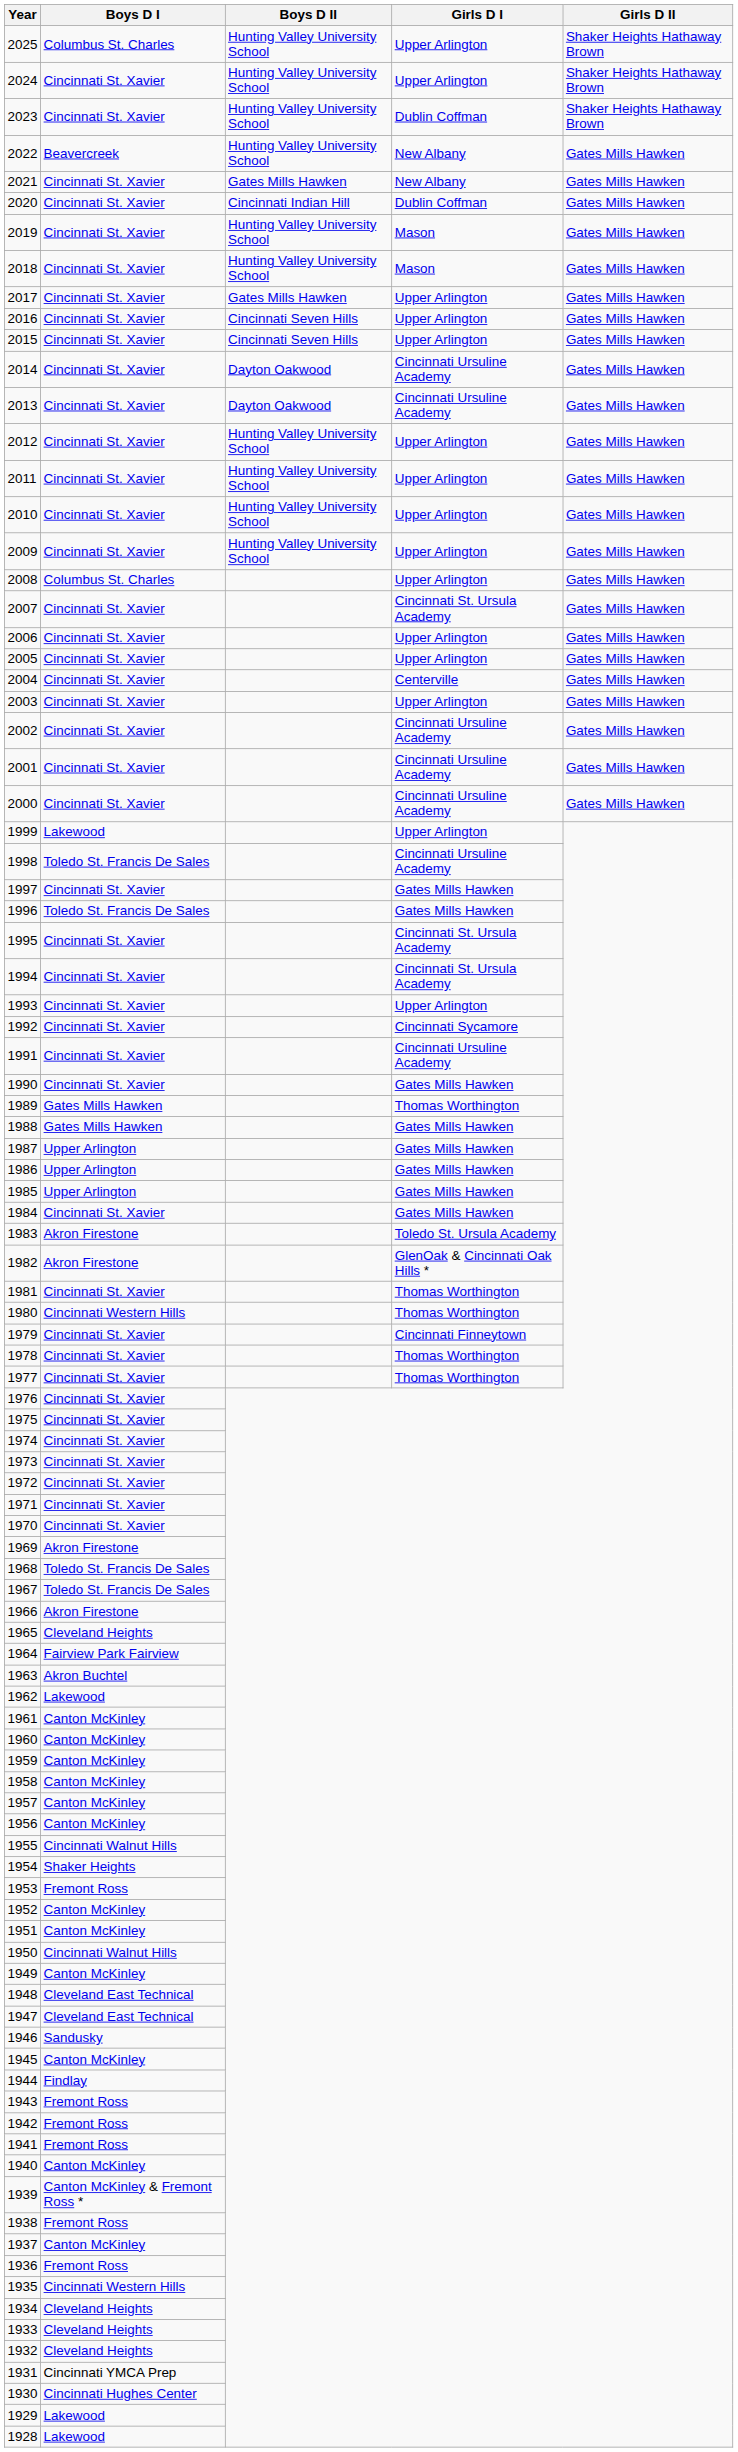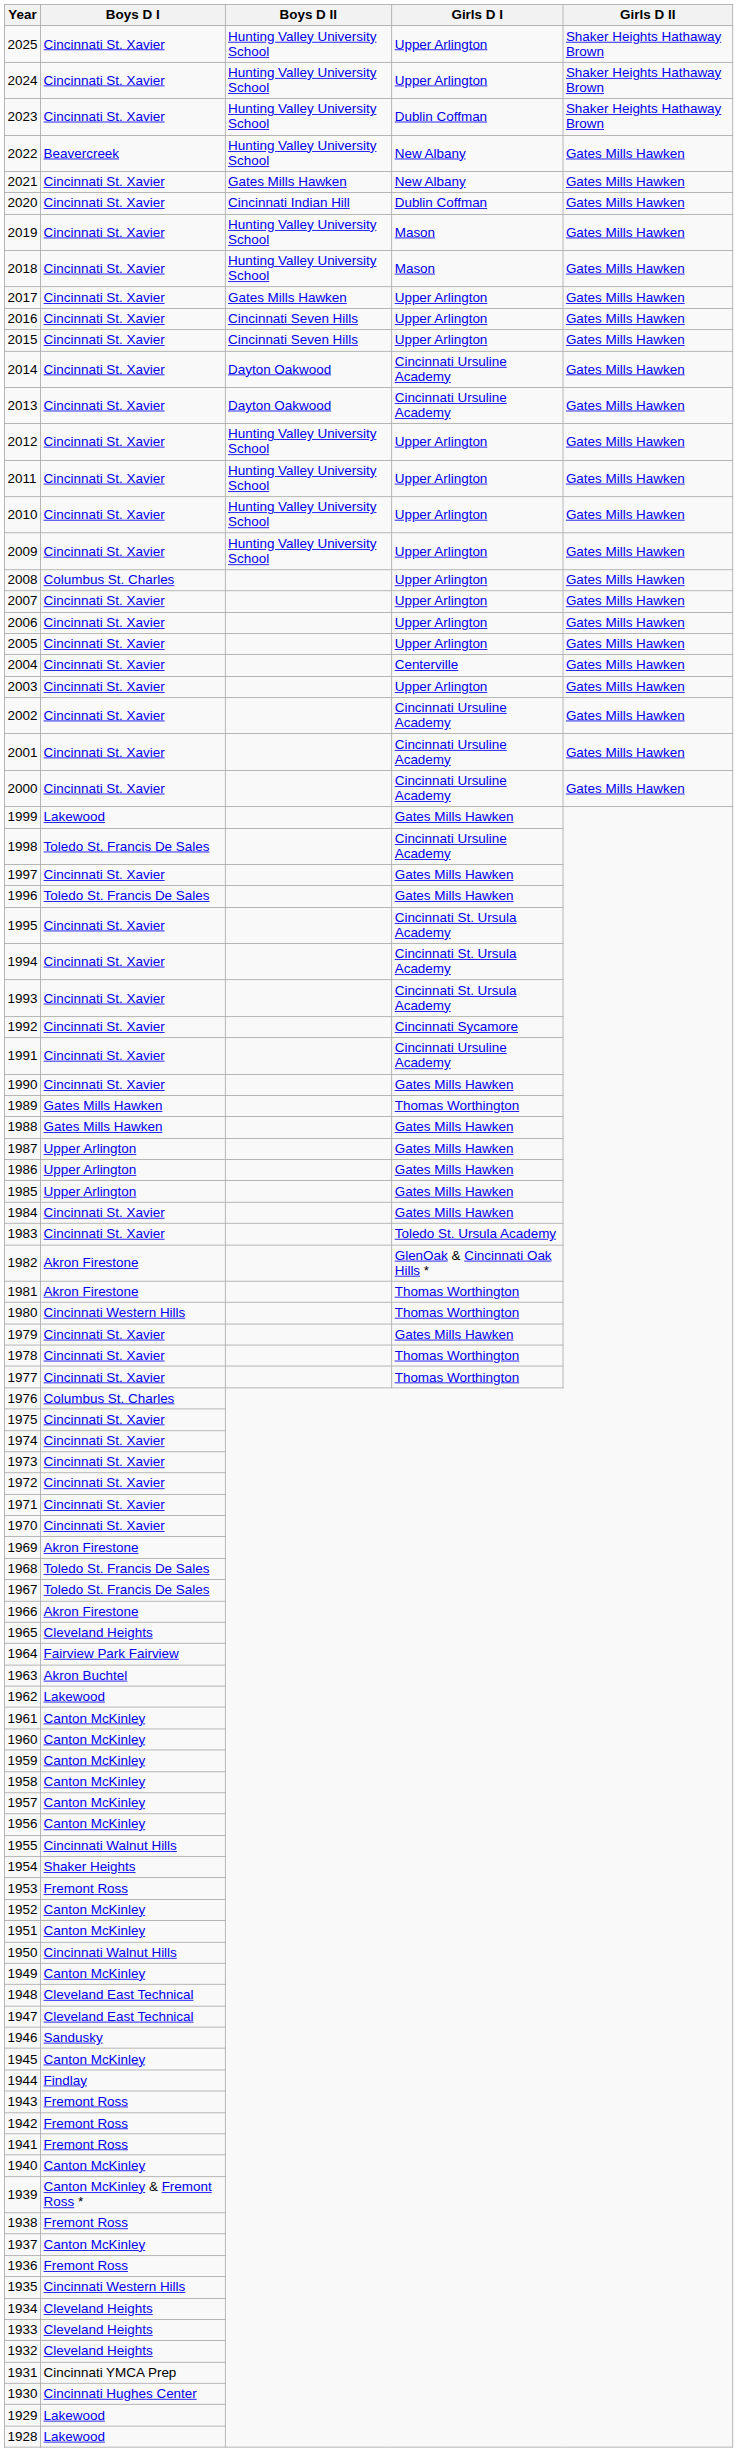(109, 44) Columbus St. Charles -> (104, 44) Cincinnati St. Xavier
(456, 609) Cincinnati St. Ursula Academy -> (441, 601) Upper Arlington
(441, 832) Upper Arlington -> (454, 817) Gates Mills Hawken
(441, 1005) Upper Arlington -> (456, 998) Cincinnati St. Ursula Academy
(91, 1234) Akron Firestone -> (104, 1234) Cincinnati St. Xavier
(104, 1291) Cincinnati St. Xavier -> (91, 1291) Akron Firestone
(460, 1334) Cincinnati Finneytown -> (454, 1334) Gates Mills Hawken
(104, 1398) Cincinnati St. Xavier -> (109, 1398) Columbus St. Charles
